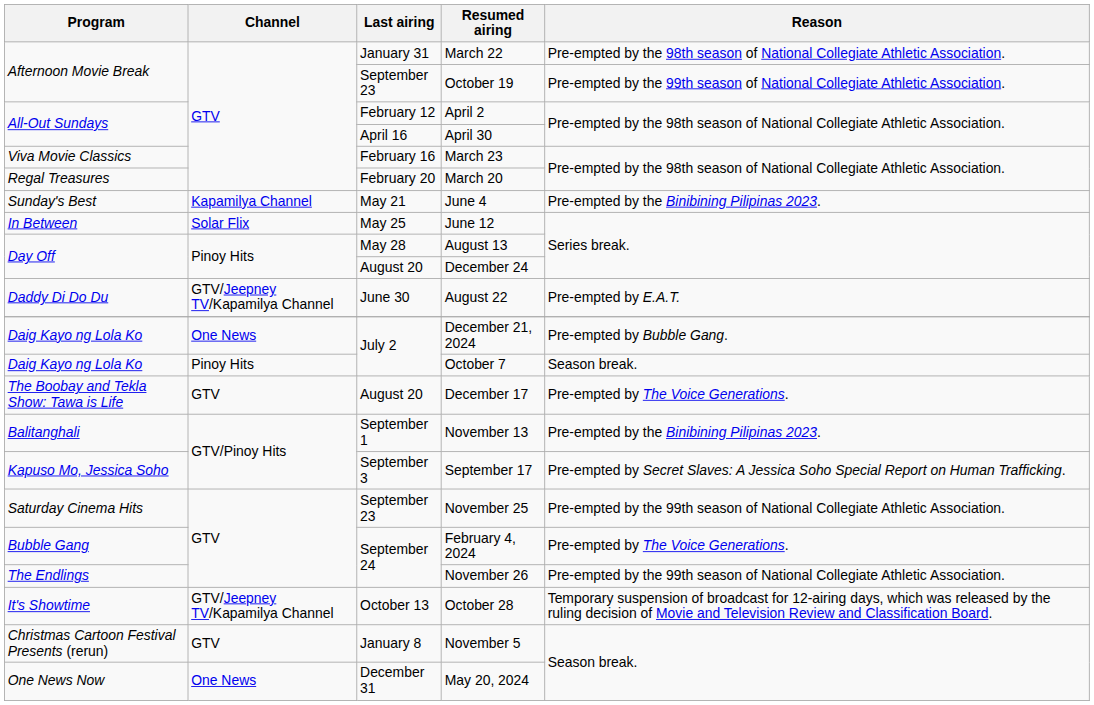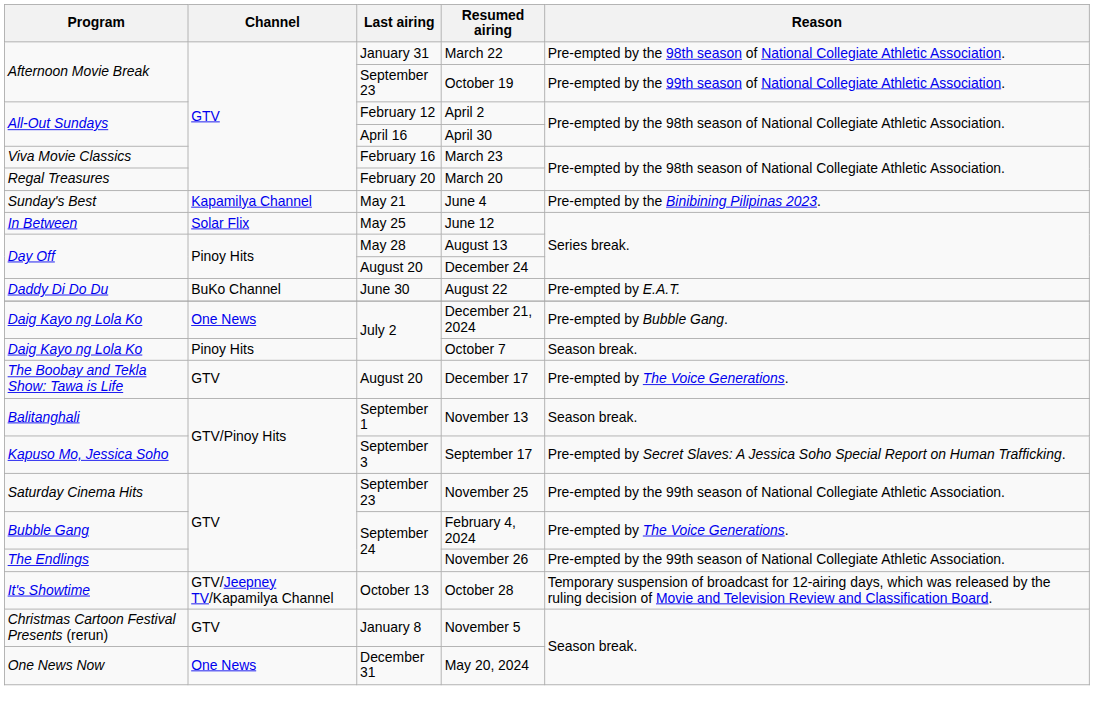(262, 297) GTV/Jeepney TV/Kapamilya Channel -> (236, 289) BuKo Channel
(684, 432) Pre-empted by the Binibining Pilipinas 2023. -> (593, 417) Season break.
